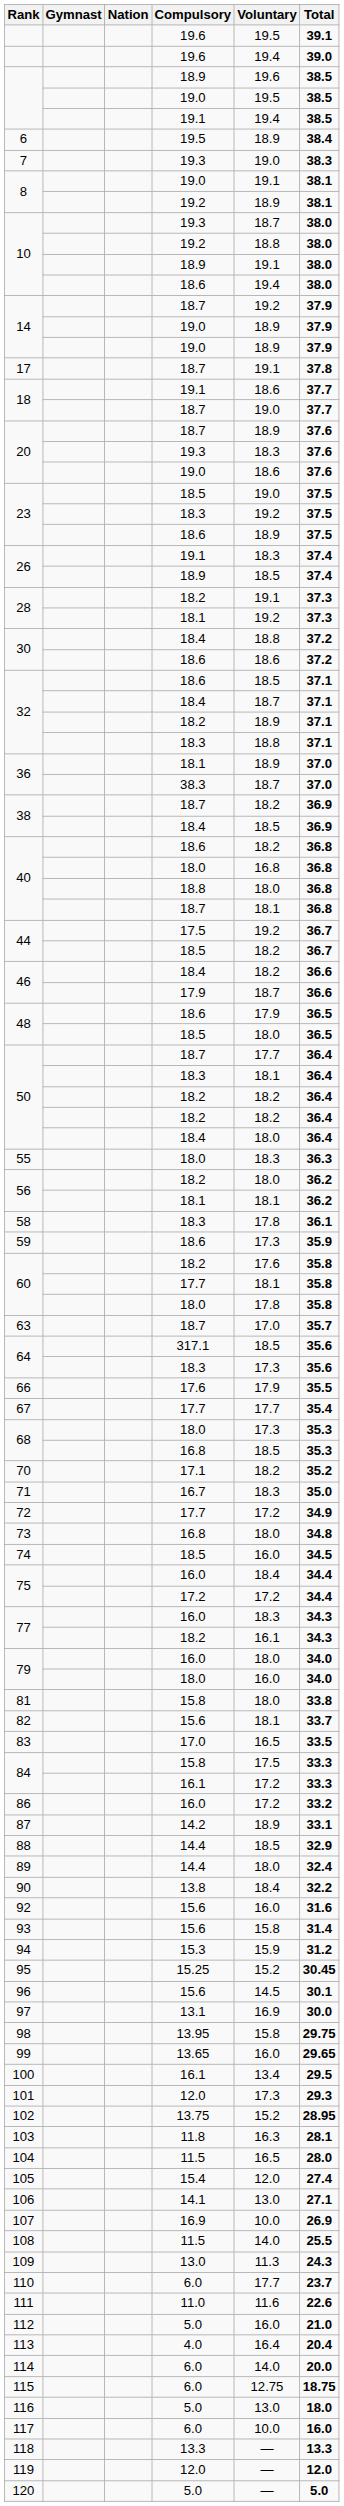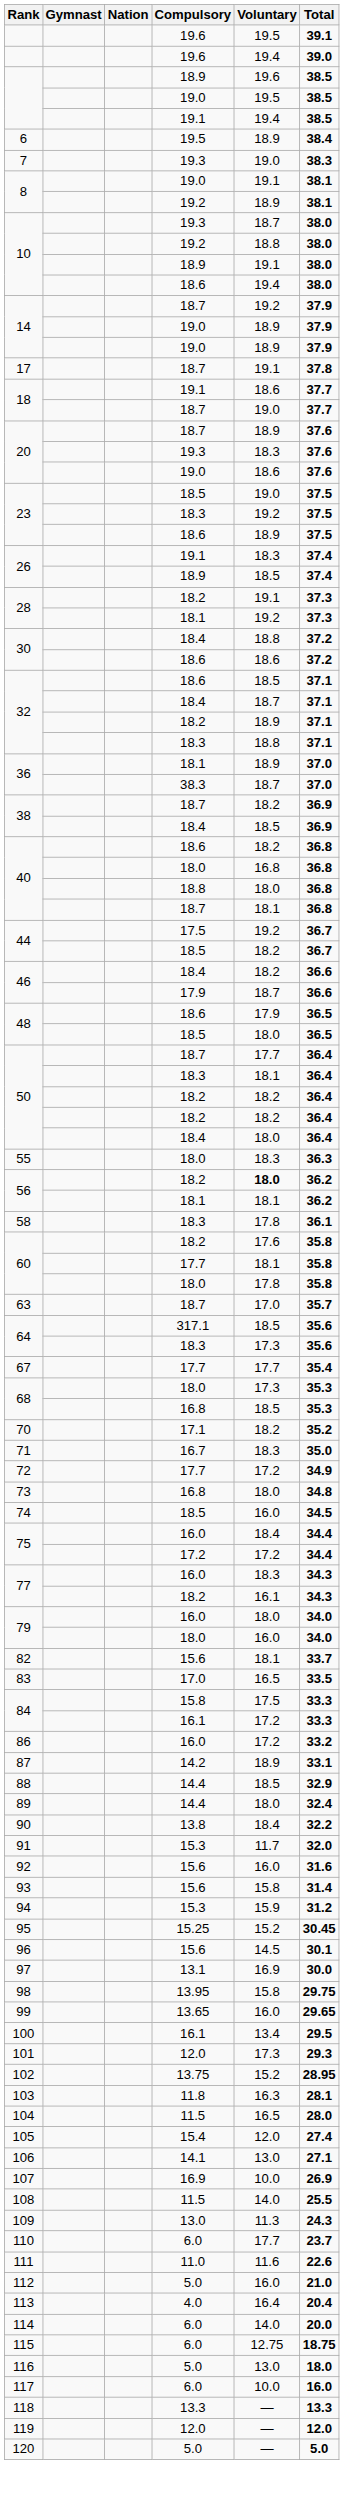(267, 1180) normal -> (267, 1180) bold
- row: (23, 1242)
- row: (23, 1388)
- row: (23, 1700)
+ row: (23, 1845)
